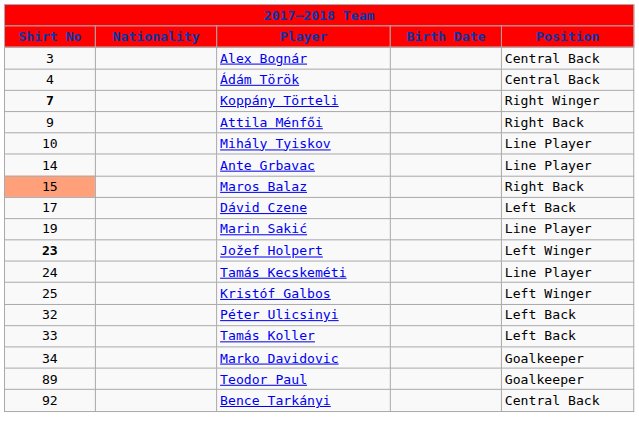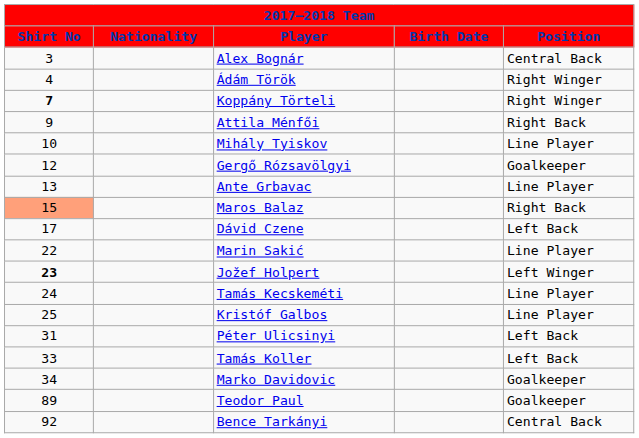(552, 79) Central Back -> (554, 79) Right Winger
+ row: (284, 165)
(50, 165) 14 -> (49, 186) 13
(50, 229) 19 -> (49, 251) 22
(548, 293) Left Winger -> (550, 315) Line Player
(50, 315) 32 -> (49, 336) 31
